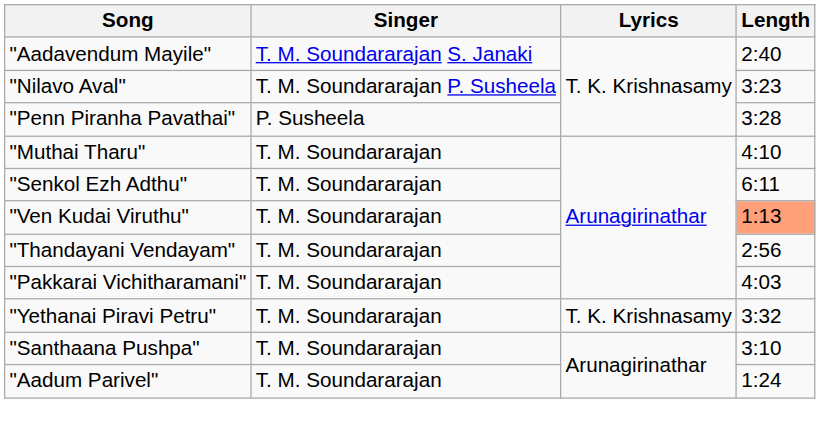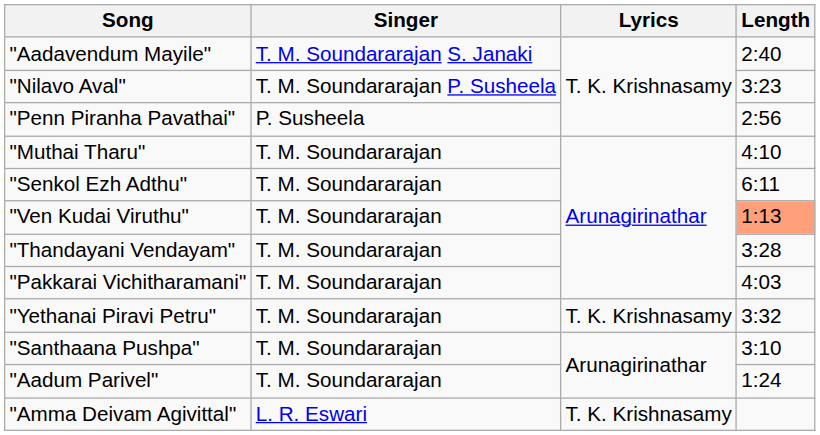(761, 119) 3:28 -> (761, 119) 2:56
(761, 250) 2:56 -> (761, 250) 3:28
+ row: (123, 413)
